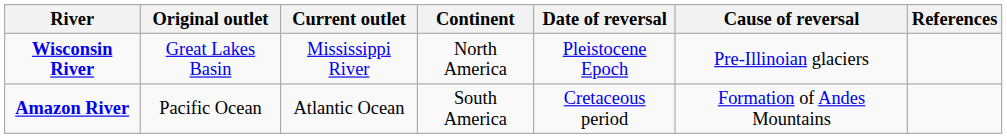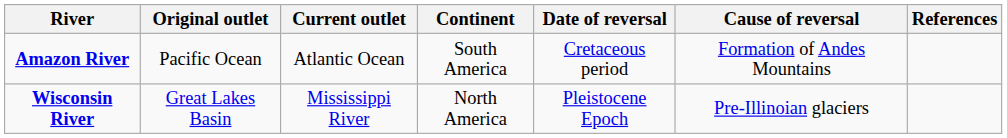rows swapped: (72, 108) <-> (72, 58)
